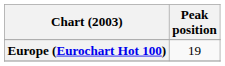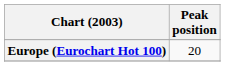(195, 50) 19 -> (195, 50) 20
